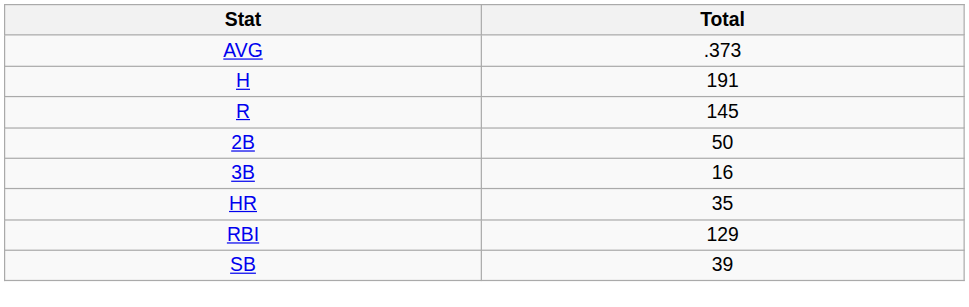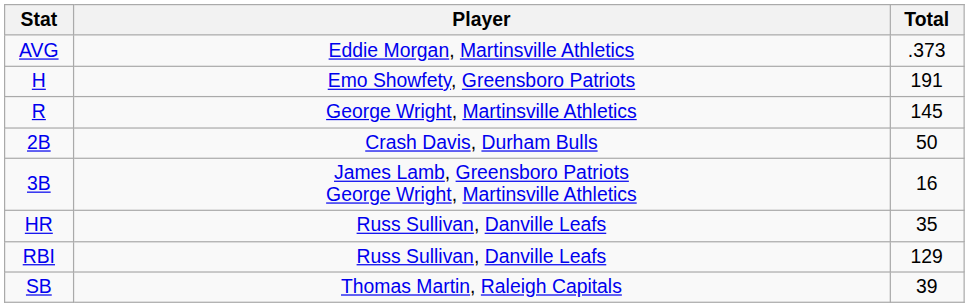+ column: (481, 19)
